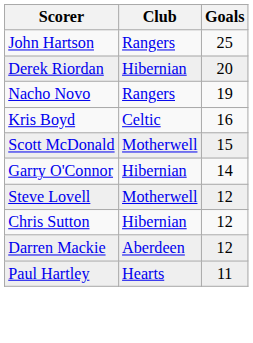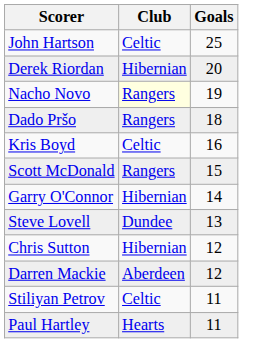(149, 42) Rangers -> (141, 42) Celtic
(149, 94) no background -> (149, 94) lightyellow background
+ row: (42, 119)
(160, 145) Motherwell -> (149, 171) Rangers
(160, 196) Motherwell -> (147, 222) Dundee
(225, 196) 12 -> (214, 222) 13
+ row: (56, 299)
